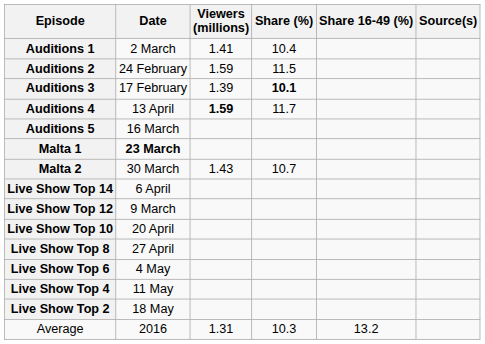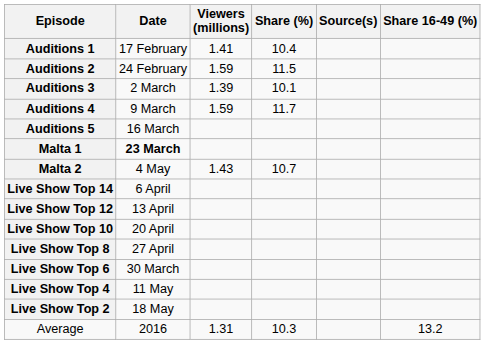columns swapped: (366, 21) <-> (448, 21)
(153, 48) 2 March -> (153, 48) 17 February
(153, 88) 17 February -> (153, 88) 2 March
(284, 88) bold -> (284, 88) normal
(153, 108) 13 April -> (153, 108) 9 March
(221, 108) bold -> (221, 108) normal
(153, 169) 30 March -> (153, 169) 4 May
(153, 209) 9 March -> (153, 209) 13 April
(153, 269) 4 May -> (153, 269) 30 March
